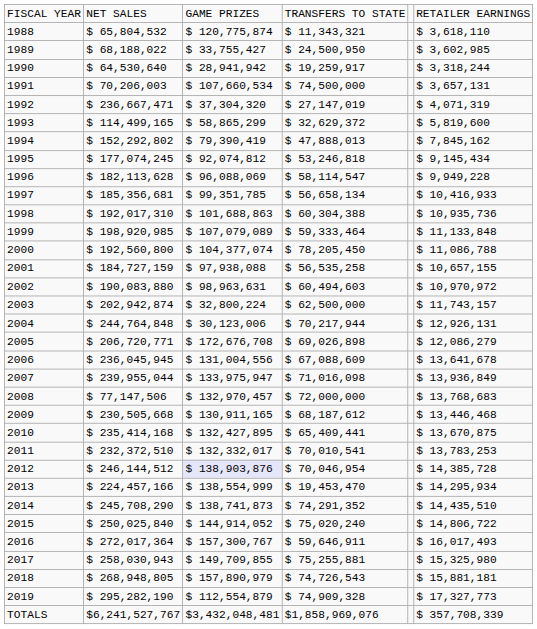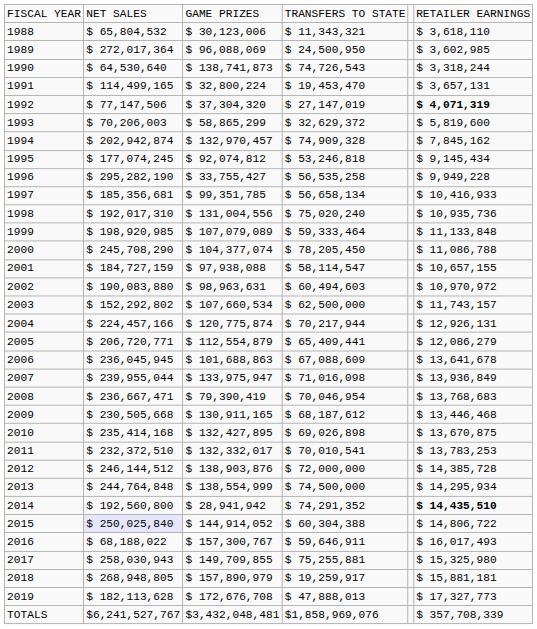(229, 32) $ 120,775,874 -> (226, 32) $ 30,123,006
(126, 50) $ 68,188,022 -> (130, 50) $ 272,017,364
(226, 50) $ 33,755,427 -> (226, 50) $ 96,088,069
(226, 68) $ 28,941,942 -> (229, 68) $ 138,741,873
(325, 68) $ 19,259,917 -> (325, 68) $ 74,726,543
(126, 86) $ 70,206,003 -> (130, 86) $ 114,499,165
(229, 86) $ 107,660,534 -> (226, 86) $ 32,800,224
(325, 86) $ 74,500,000 -> (325, 86) $ 19,453,470
(130, 105) $ 236,667,471 -> (126, 105) $ 77,147,506
(453, 105) normal -> (453, 105) bold
(130, 123) $ 114,499,165 -> (126, 123) $ 70,206,003
(130, 141) $ 152,292,802 -> (130, 141) $ 202,942,874
(226, 141) $ 79,390,419 -> (229, 141) $ 132,970,457
(325, 141) $ 47,888,013 -> (325, 141) $ 74,909,328
(130, 178) $ 182,113,628 -> (130, 178) $ 295,282,190
(226, 178) $ 96,088,069 -> (226, 178) $ 33,755,427
(325, 178) $ 58,114,547 -> (325, 178) $ 56,535,258
(229, 214) $ 101,688,863 -> (229, 214) $ 131,004,556
(325, 214) $ 60,304,388 -> (325, 214) $ 75,020,240
(130, 250) $ 192,560,800 -> (130, 250) $ 245,708,290
(325, 269) $ 56,535,258 -> (325, 269) $ 58,114,547
(130, 305) $ 202,942,874 -> (130, 305) $ 152,292,802
(226, 305) $ 32,800,224 -> (229, 305) $ 107,660,534
(130, 323) $ 244,764,848 -> (130, 323) $ 224,457,166
(226, 323) $ 30,123,006 -> (229, 323) $ 120,775,874
(229, 342) $ 172,676,708 -> (229, 342) $ 112,554,879
(325, 342) $ 69,026,898 -> (325, 342) $ 65,409,441
(229, 360) $ 131,004,556 -> (229, 360) $ 101,688,863
(126, 396) $ 77,147,506 -> (130, 396) $ 236,667,471
(229, 396) $ 132,970,457 -> (226, 396) $ 79,390,419
(325, 396) $ 72,000,000 -> (325, 396) $ 70,046,954
(325, 433) $ 65,409,441 -> (325, 433) $ 69,026,898
(229, 469) lavender background -> (229, 469) no background
(325, 469) $ 70,046,954 -> (325, 469) $ 72,000,000
(130, 487) $ 224,457,166 -> (130, 487) $ 244,764,848
(325, 487) $ 19,453,470 -> (325, 487) $ 74,500,000
(130, 506) $ 245,708,290 -> (130, 506) $ 192,560,800
(229, 506) $ 138,741,873 -> (226, 506) $ 28,941,942
(456, 506) normal -> (456, 506) bold
(130, 524) no background -> (130, 524) lavender background
(325, 524) $ 75,020,240 -> (325, 524) $ 60,304,388
(130, 542) $ 272,017,364 -> (126, 542) $ 68,188,022
(325, 578) $ 74,726,543 -> (325, 578) $ 19,259,917
(130, 597) $ 295,282,190 -> (130, 597) $ 182,113,628
(229, 597) $ 112,554,879 -> (229, 597) $ 172,676,708
(325, 597) $ 74,909,328 -> (325, 597) $ 47,888,013
